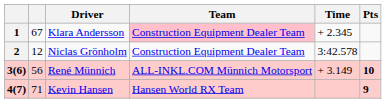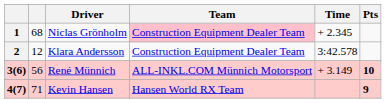(37, 32) 67 -> (37, 32) 68
(86, 32) Klara Andersson -> (87, 32) Niclas Grönholm
(87, 51) Niclas Grönholm -> (86, 51) Klara Andersson
